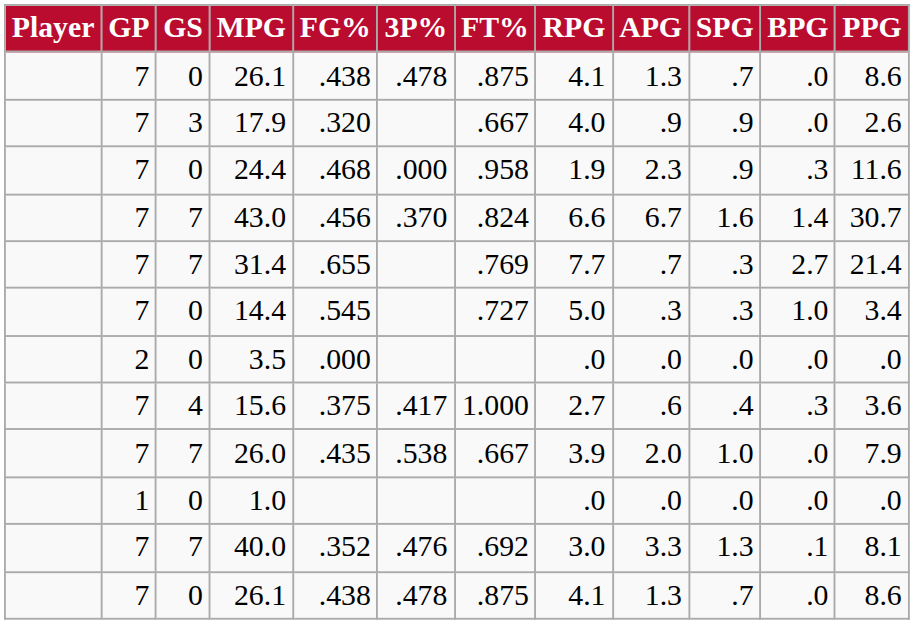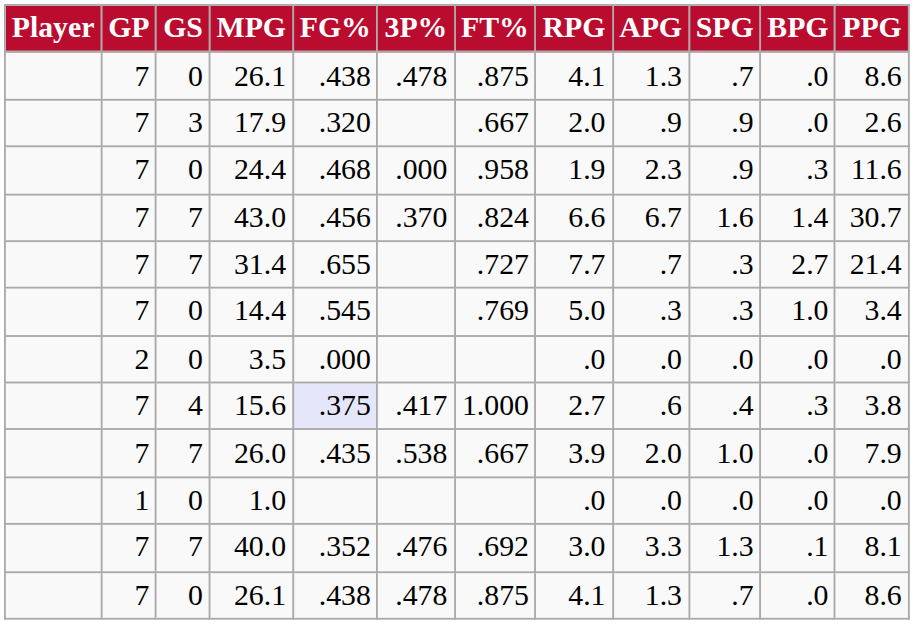(587, 122) 4.0 -> (587, 122) 2.0
(503, 264) .769 -> (503, 264) .727
(503, 311) .727 -> (503, 311) .769
(345, 405) no background -> (345, 405) lavender background
(883, 405) 3.6 -> (883, 405) 3.8
